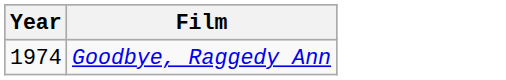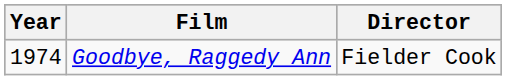+ column: (419, 22)
